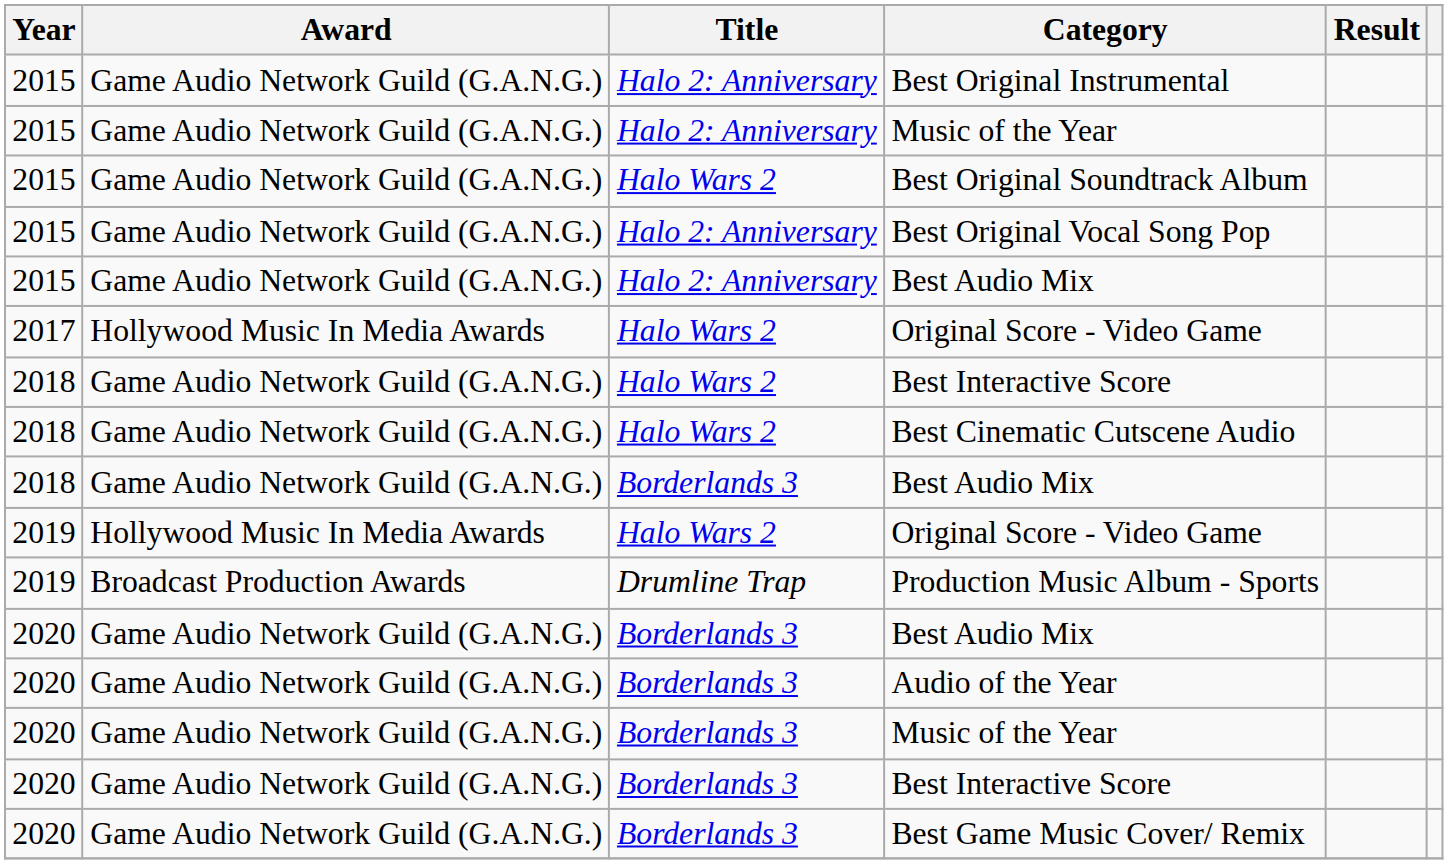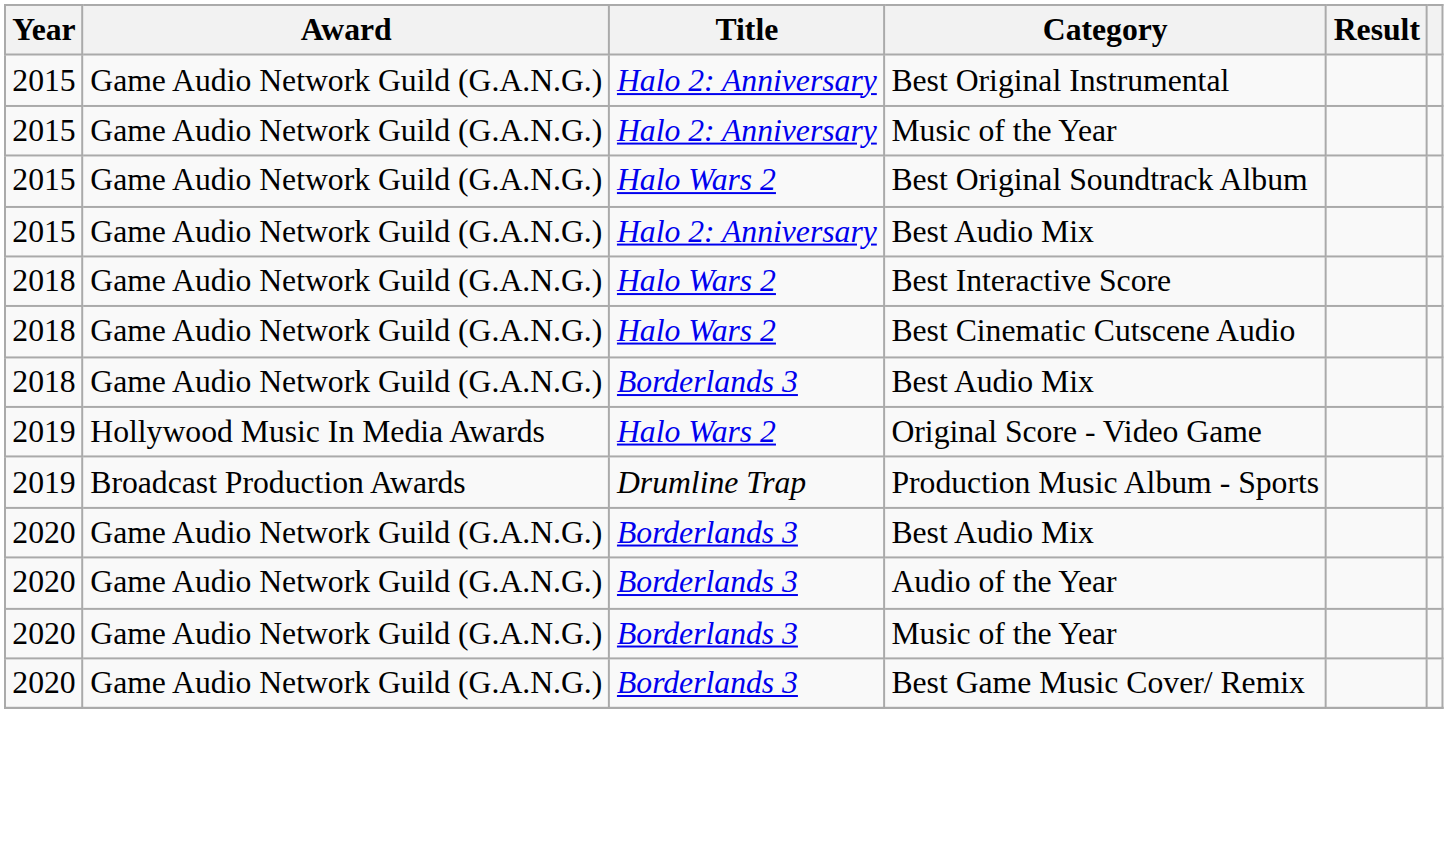- row: (44, 230)
- row: (44, 331)
- row: (44, 783)
